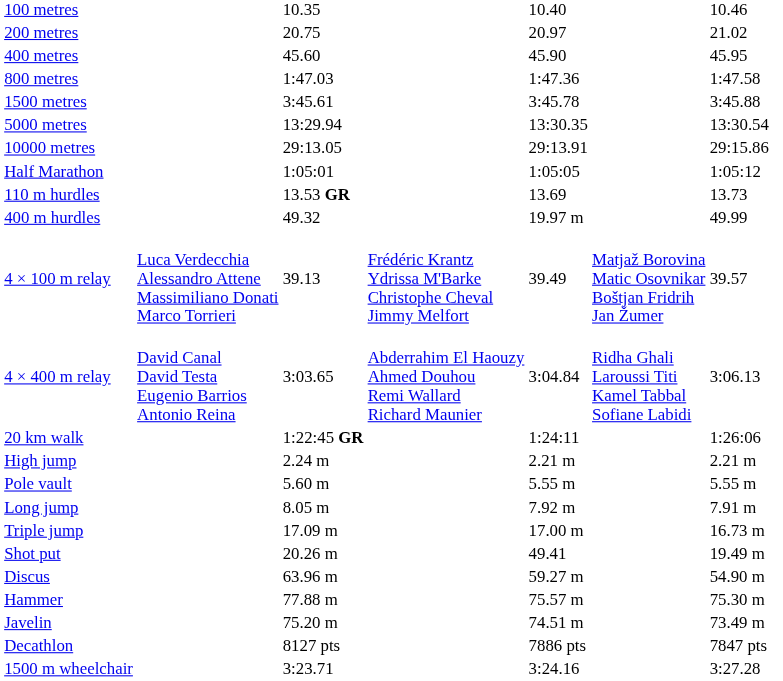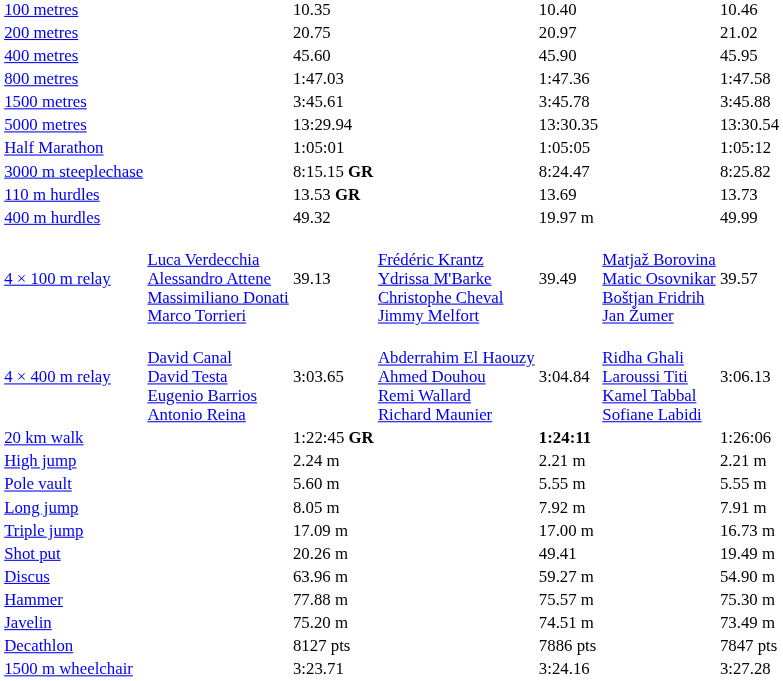- row: (50, 148)
+ row: (74, 171)
(554, 437) normal -> (565, 437) bold
